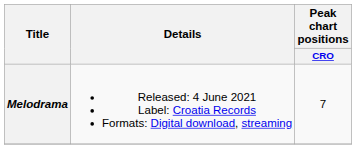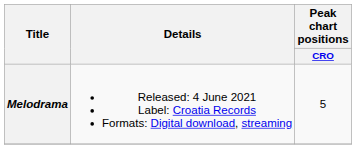(323, 104) 7 -> (323, 104) 5
